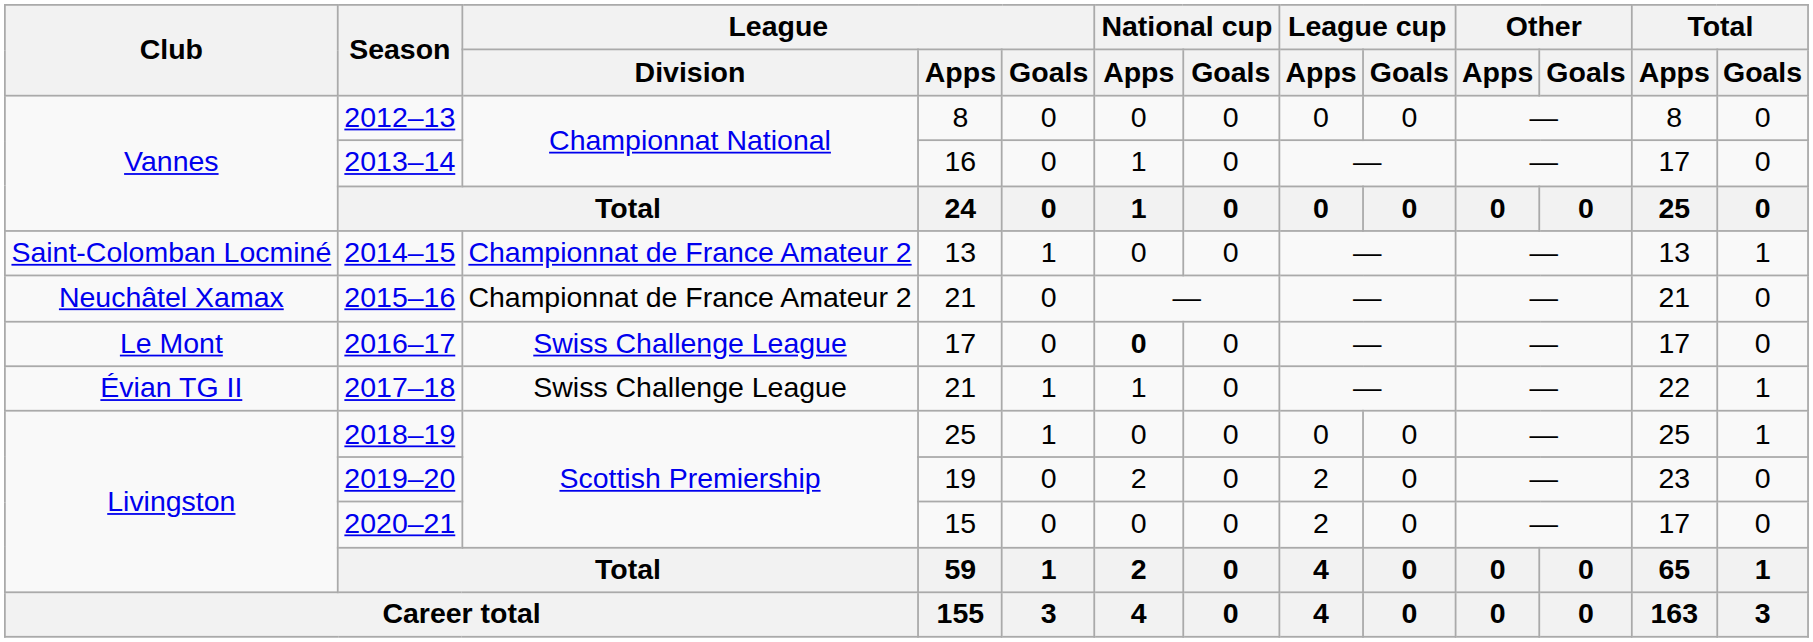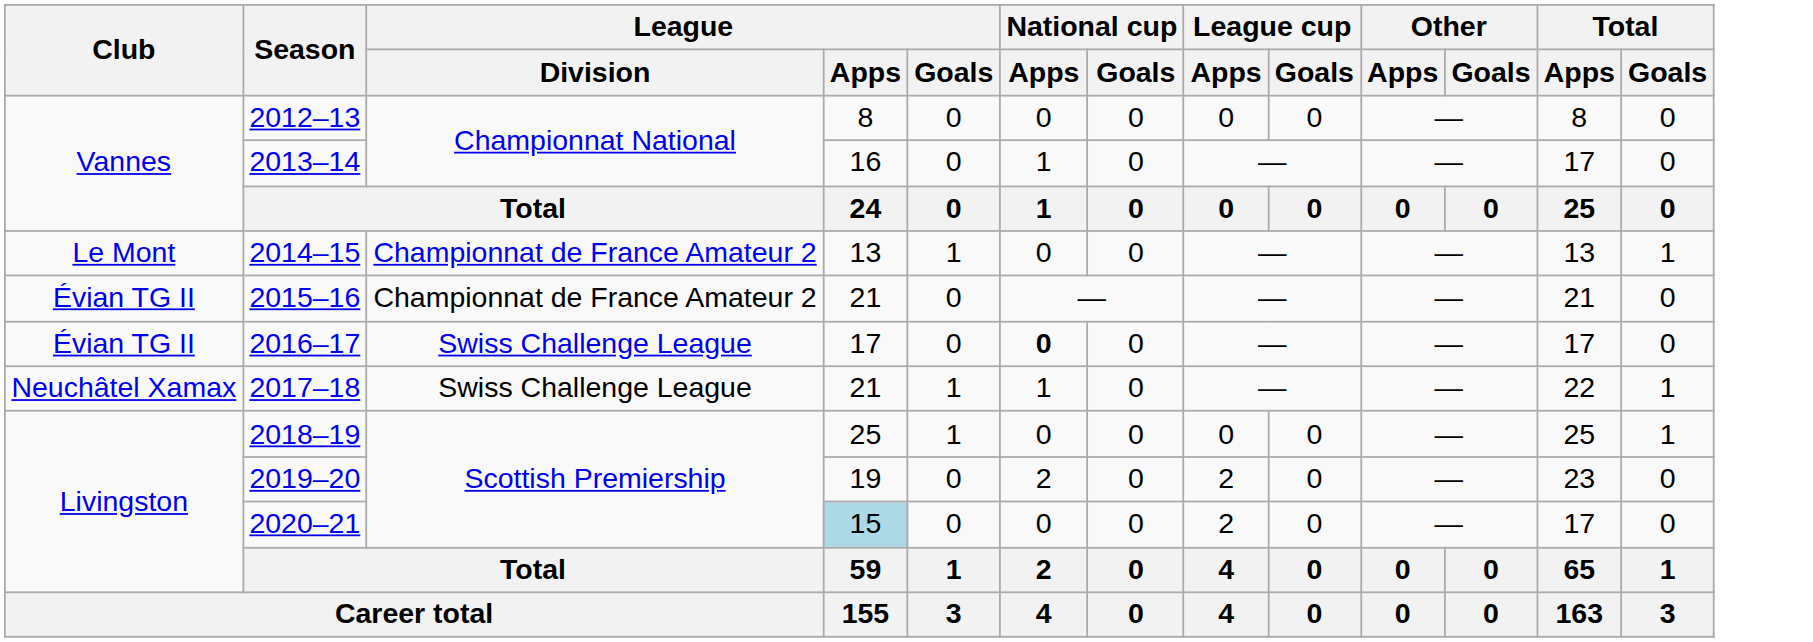(171, 252) Saint-Colomban Locminé -> (124, 252) Le Mont
(171, 298) Neuchâtel Xamax -> (124, 298) Évian TG II
(171, 343) Le Mont -> (124, 343) Évian TG II
(171, 388) Évian TG II -> (124, 388) Neuchâtel Xamax
(960, 523) no background -> (865, 523) lightblue background
